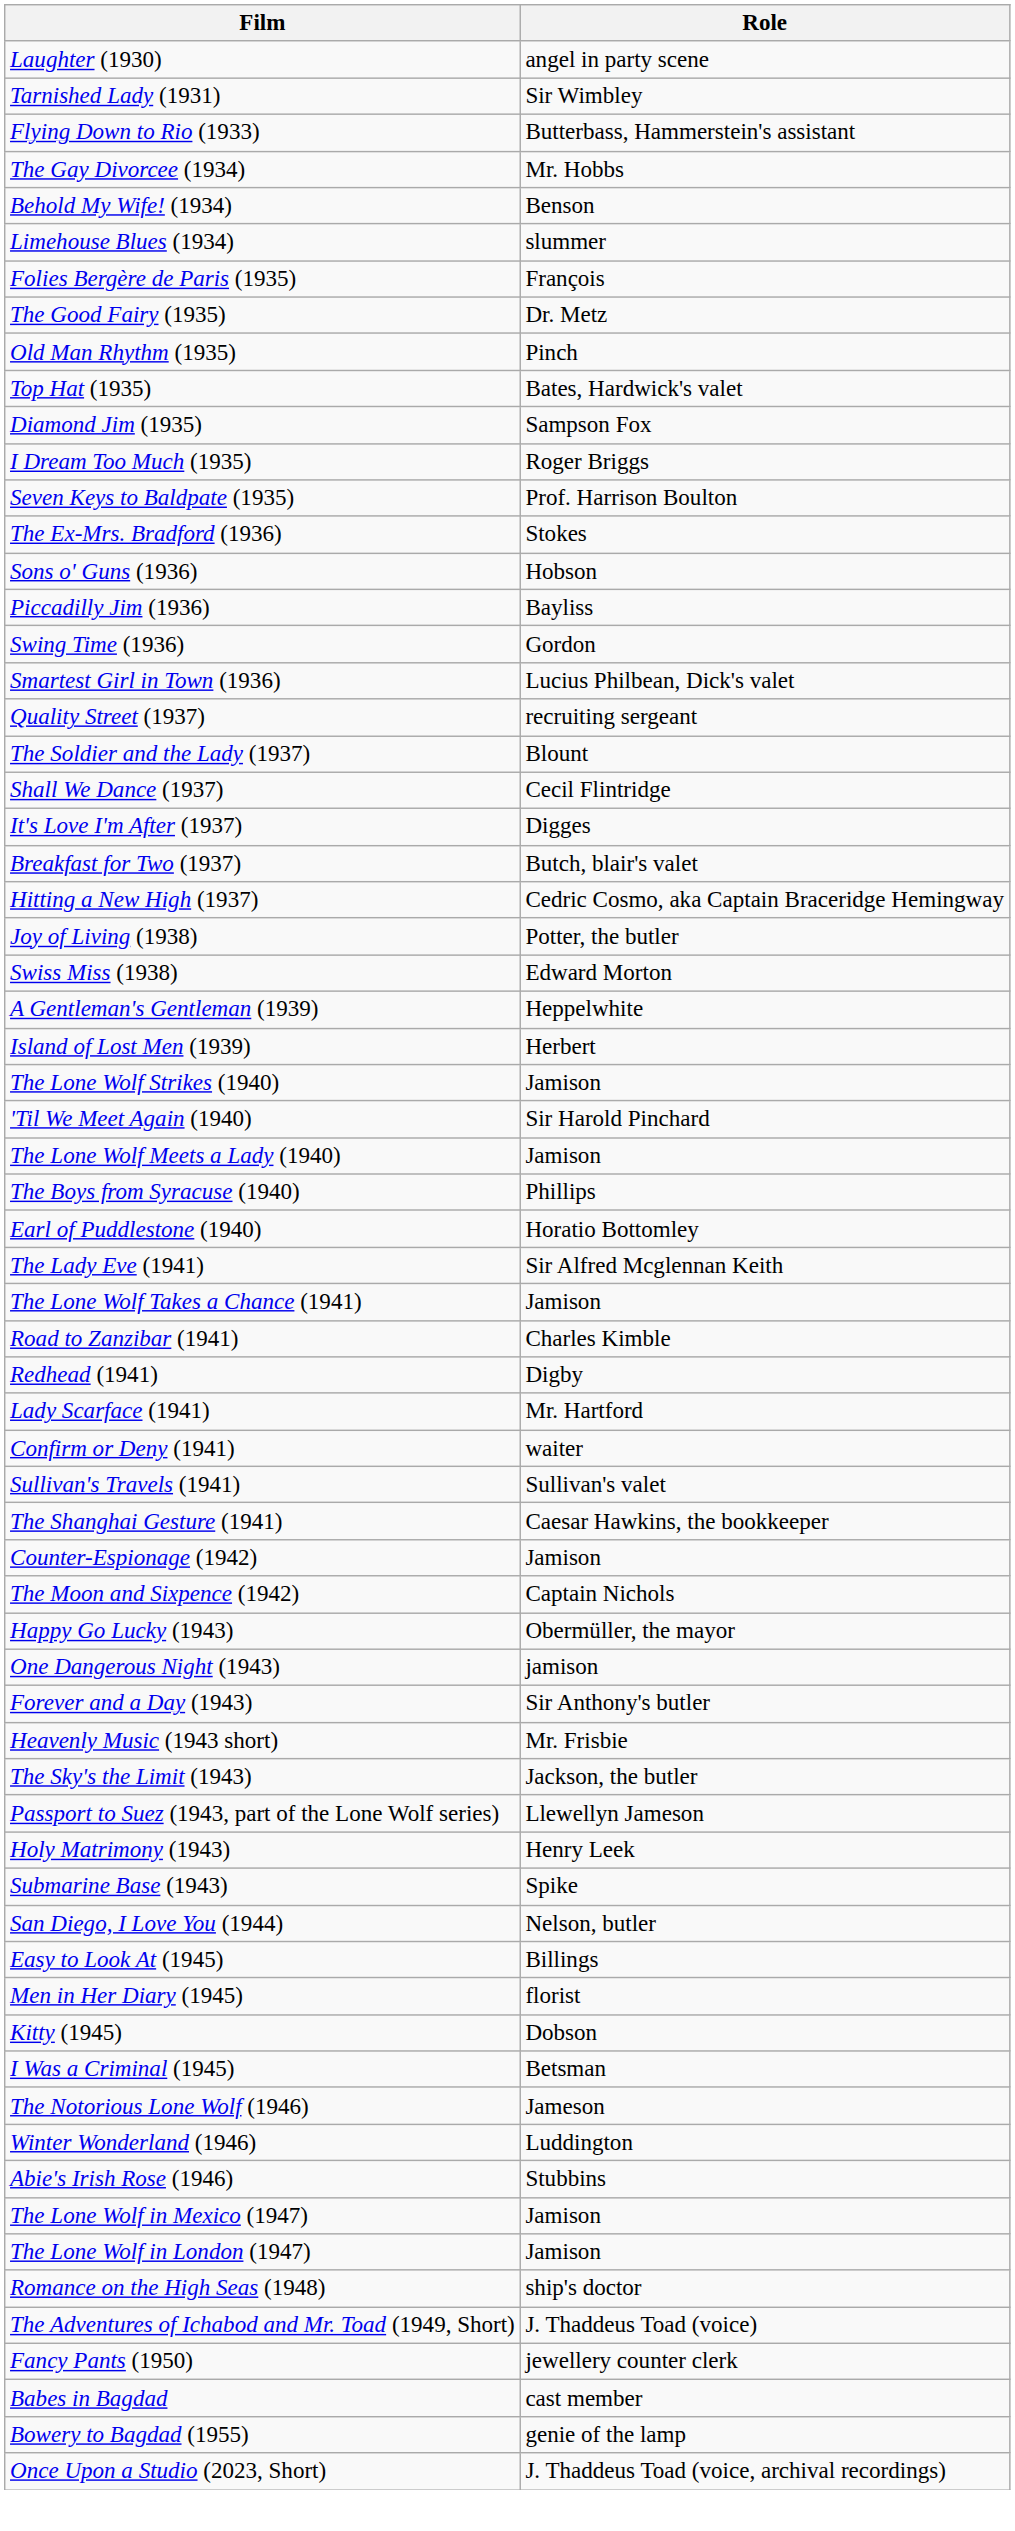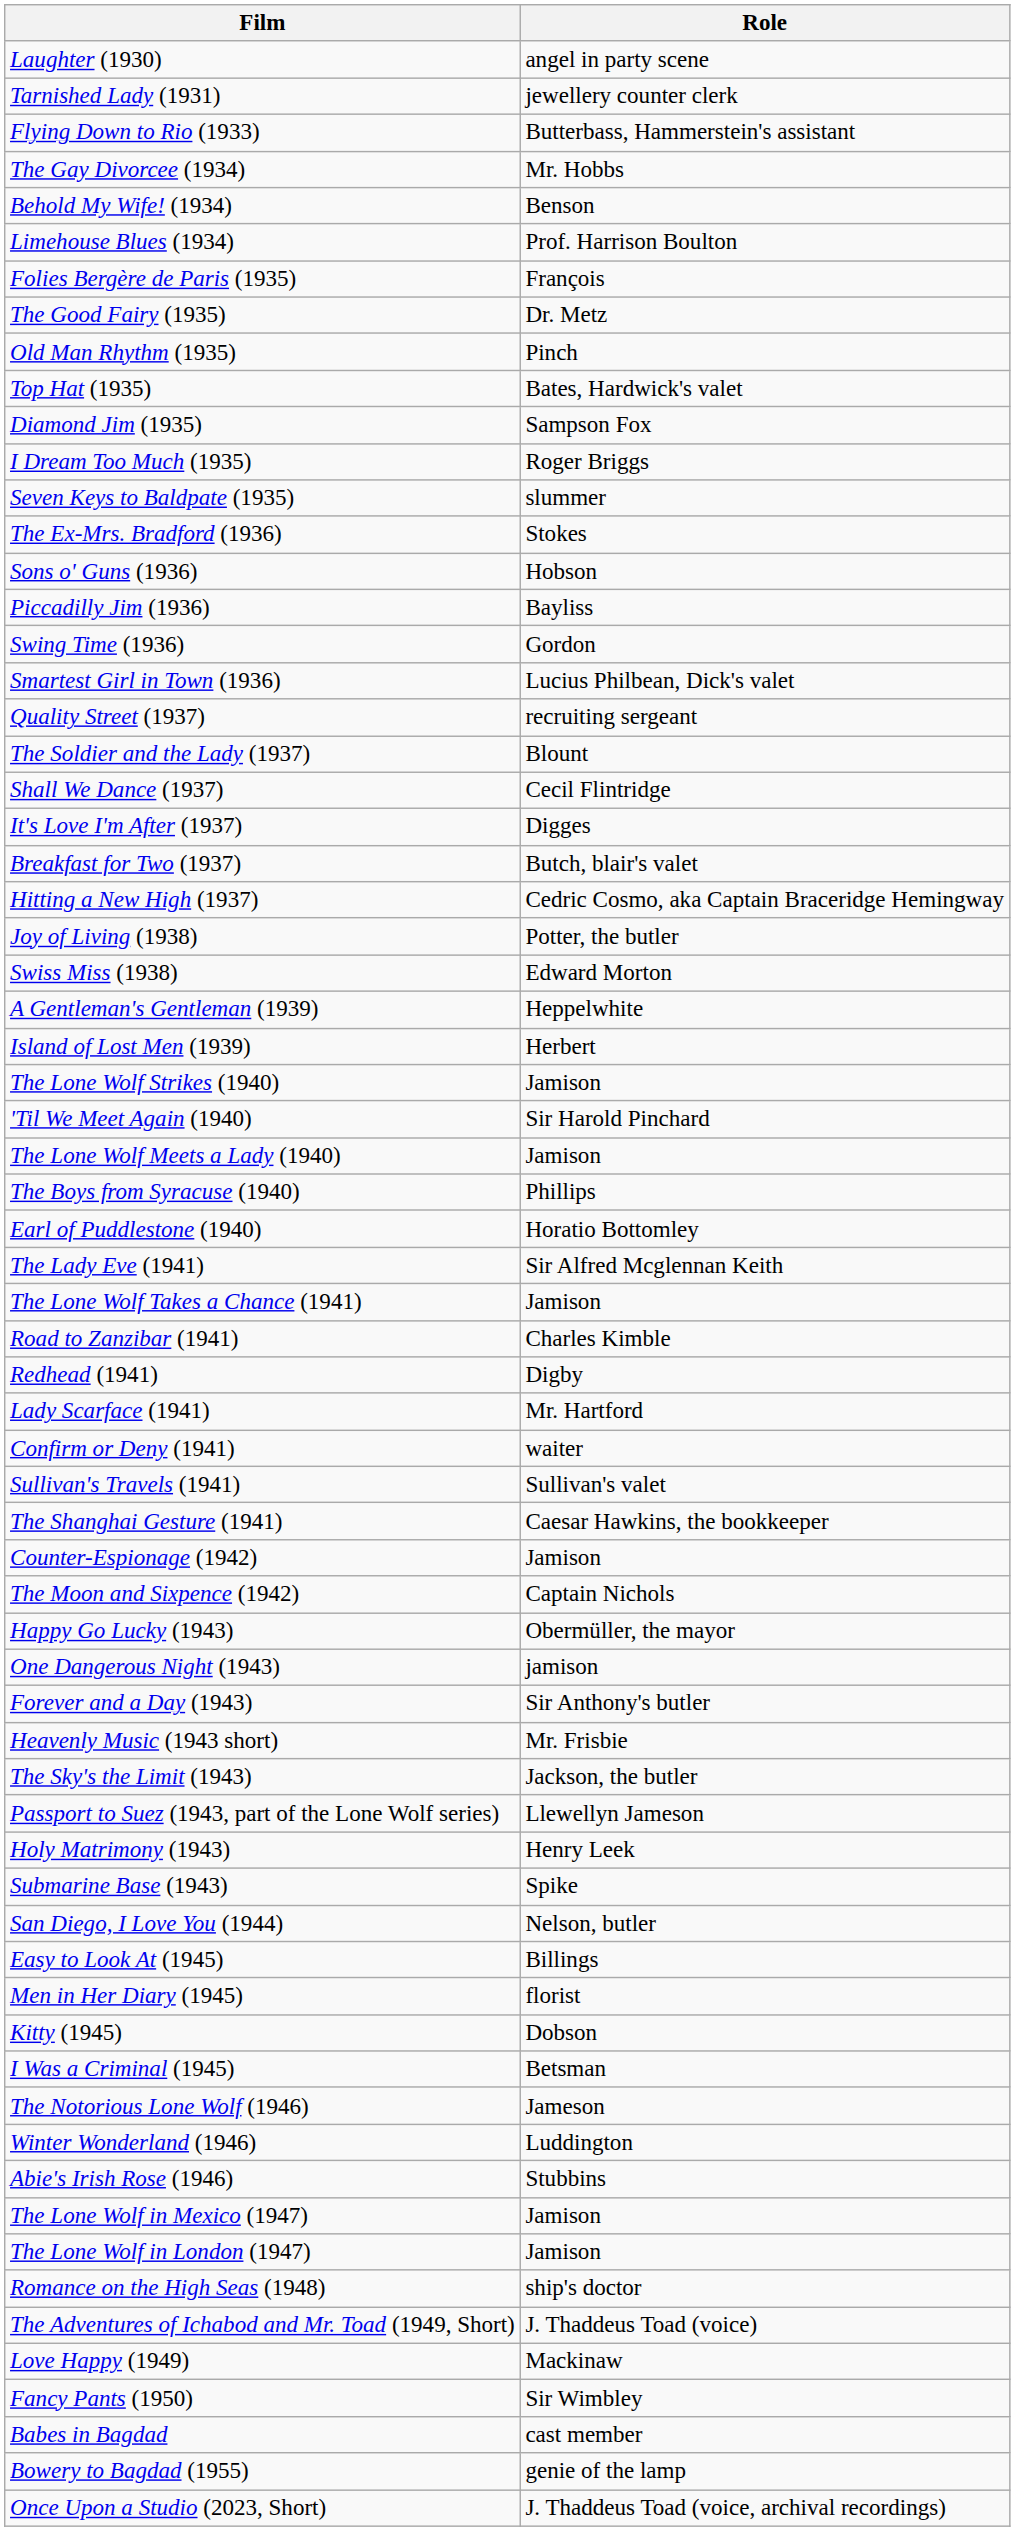(584, 95) Sir Wimbley -> (632, 95) jewellery counter clerk
(566, 242) slummer -> (631, 242) Prof. Harrison Boulton
(631, 497) Prof. Harrison Boulton -> (566, 497) slummer
+ row: (100, 2361)
(632, 2361) jewellery counter clerk -> (584, 2397) Sir Wimbley
